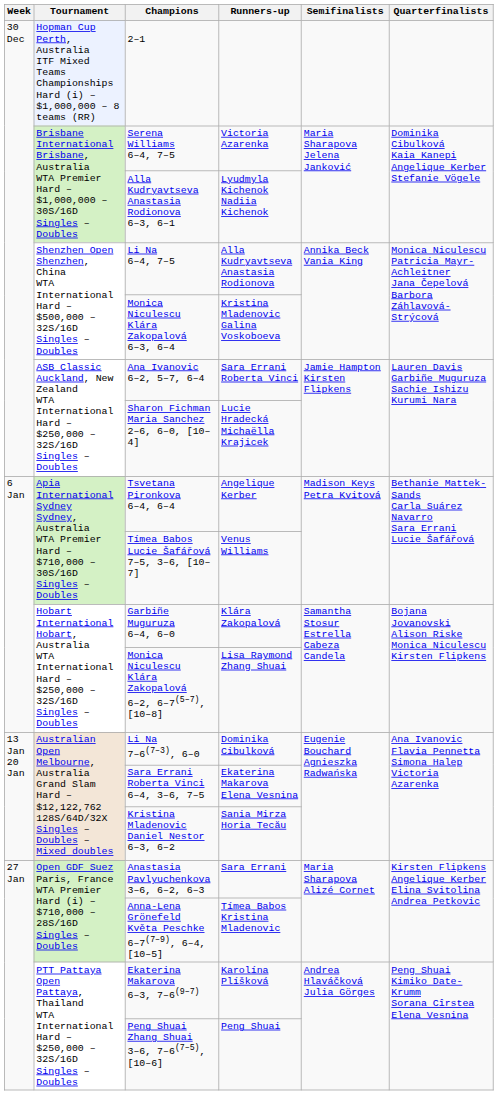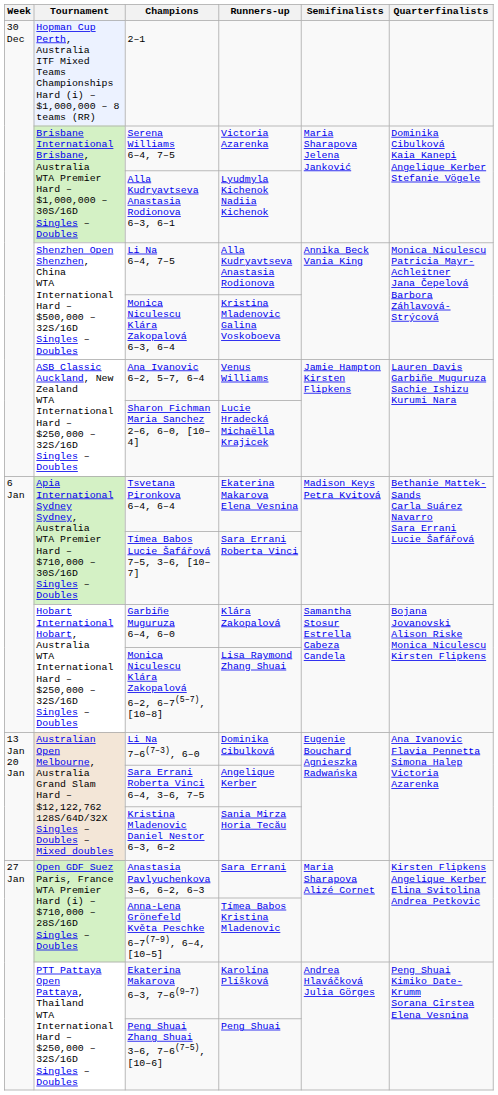(260, 373) Sara Errani Roberta Vinci -> (245, 373) Venus Williams
(248, 490) Angelique Kerber -> (260, 496) Ekaterina Makarova Elena Vesnina
(245, 546) Venus Williams -> (260, 546) Sara Errani Roberta Vinci
(260, 784) Ekaterina Makarova Elena Vesnina -> (248, 779) Angelique Kerber
